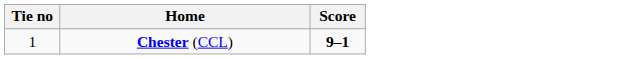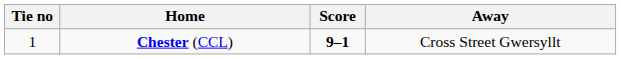+ column: (490, 16)
